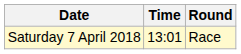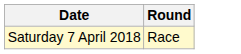- column: (165, 15)
